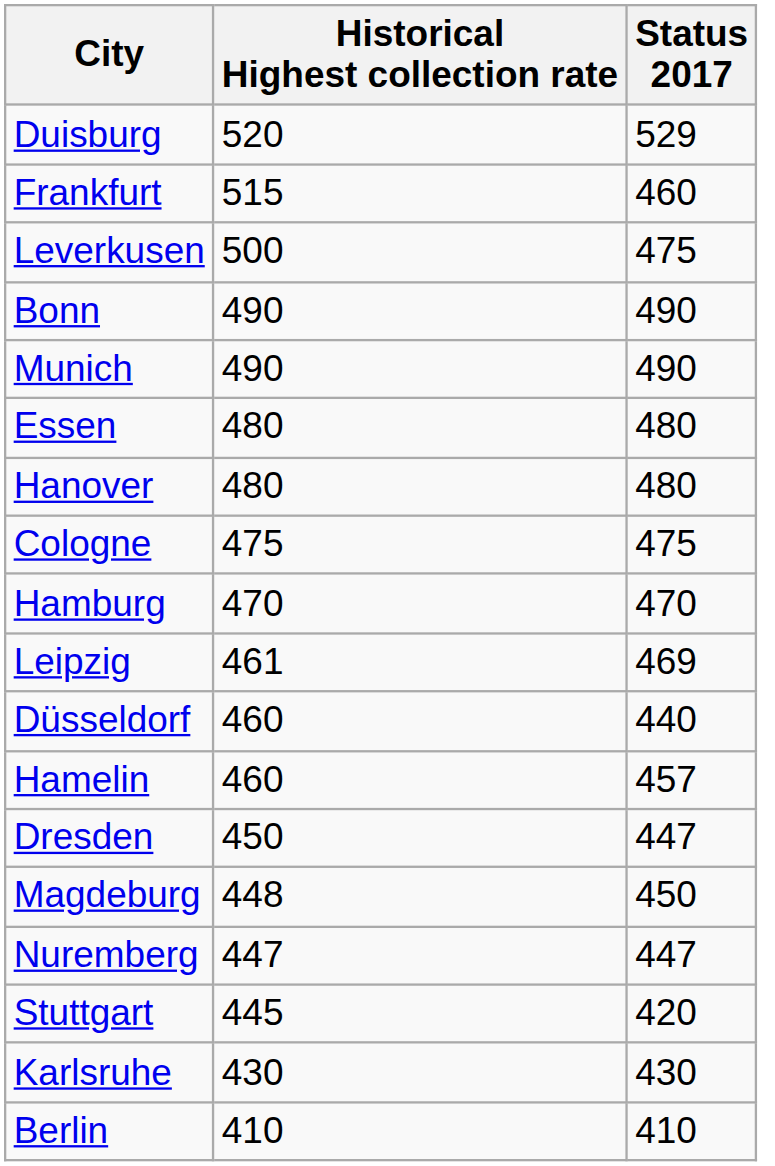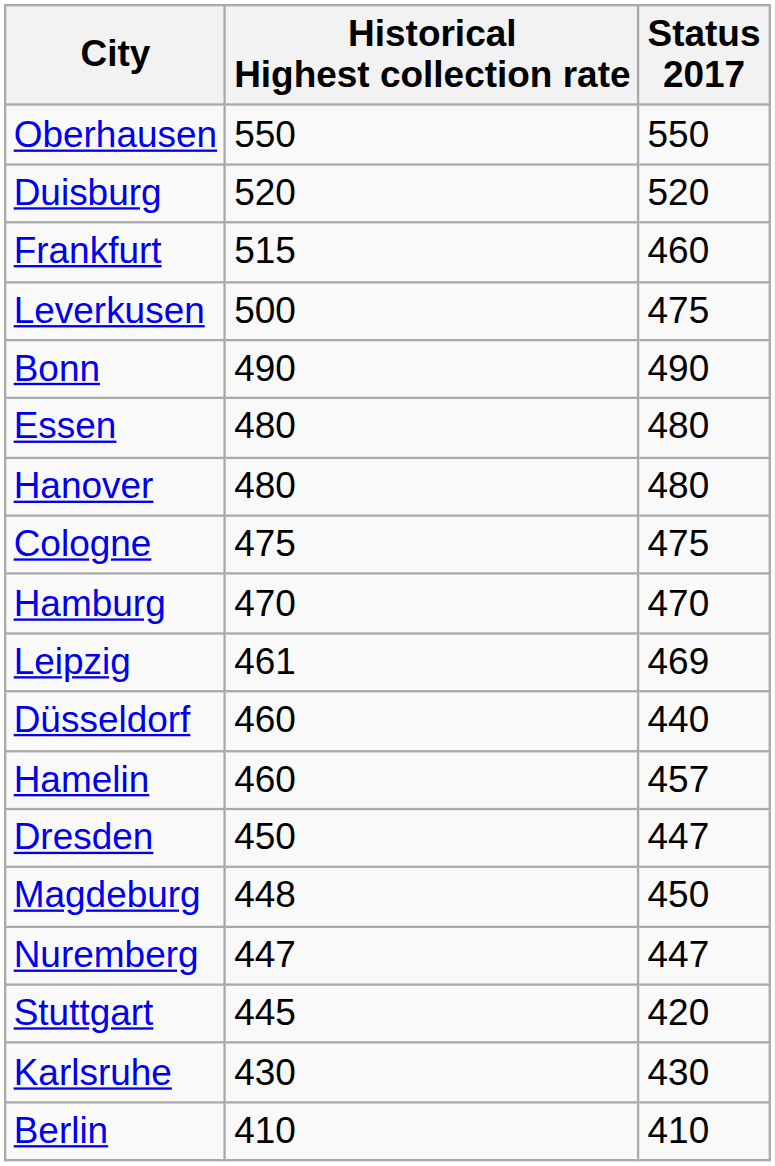+ row: (115, 134)
(666, 134) 529 -> (678, 192) 520
- row: (73, 368)
